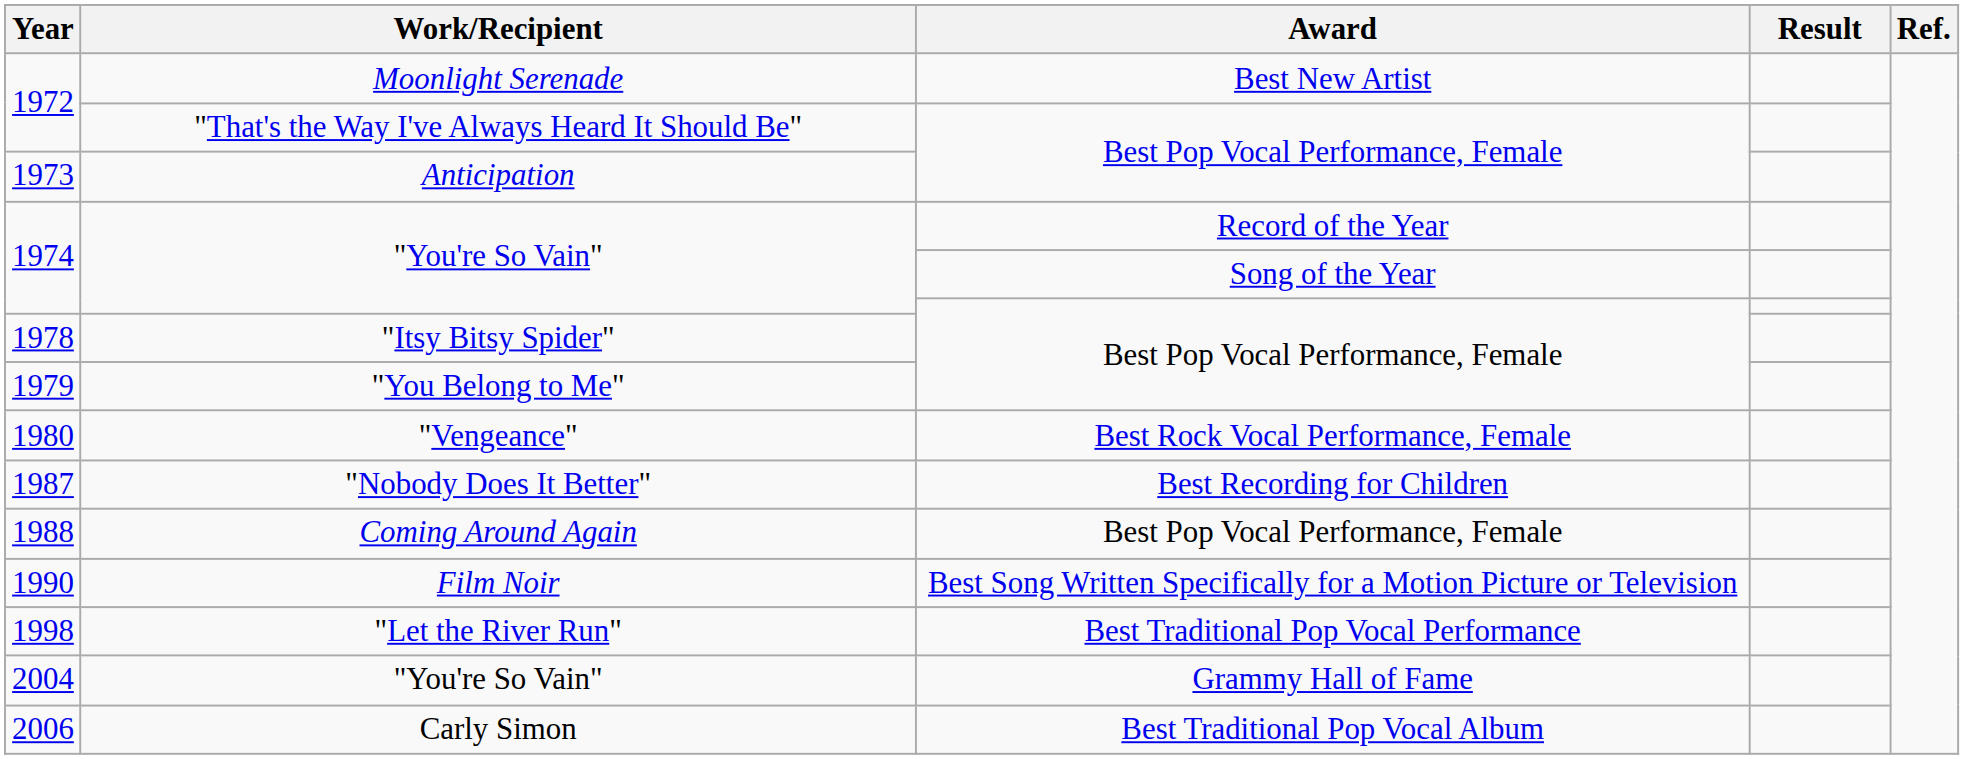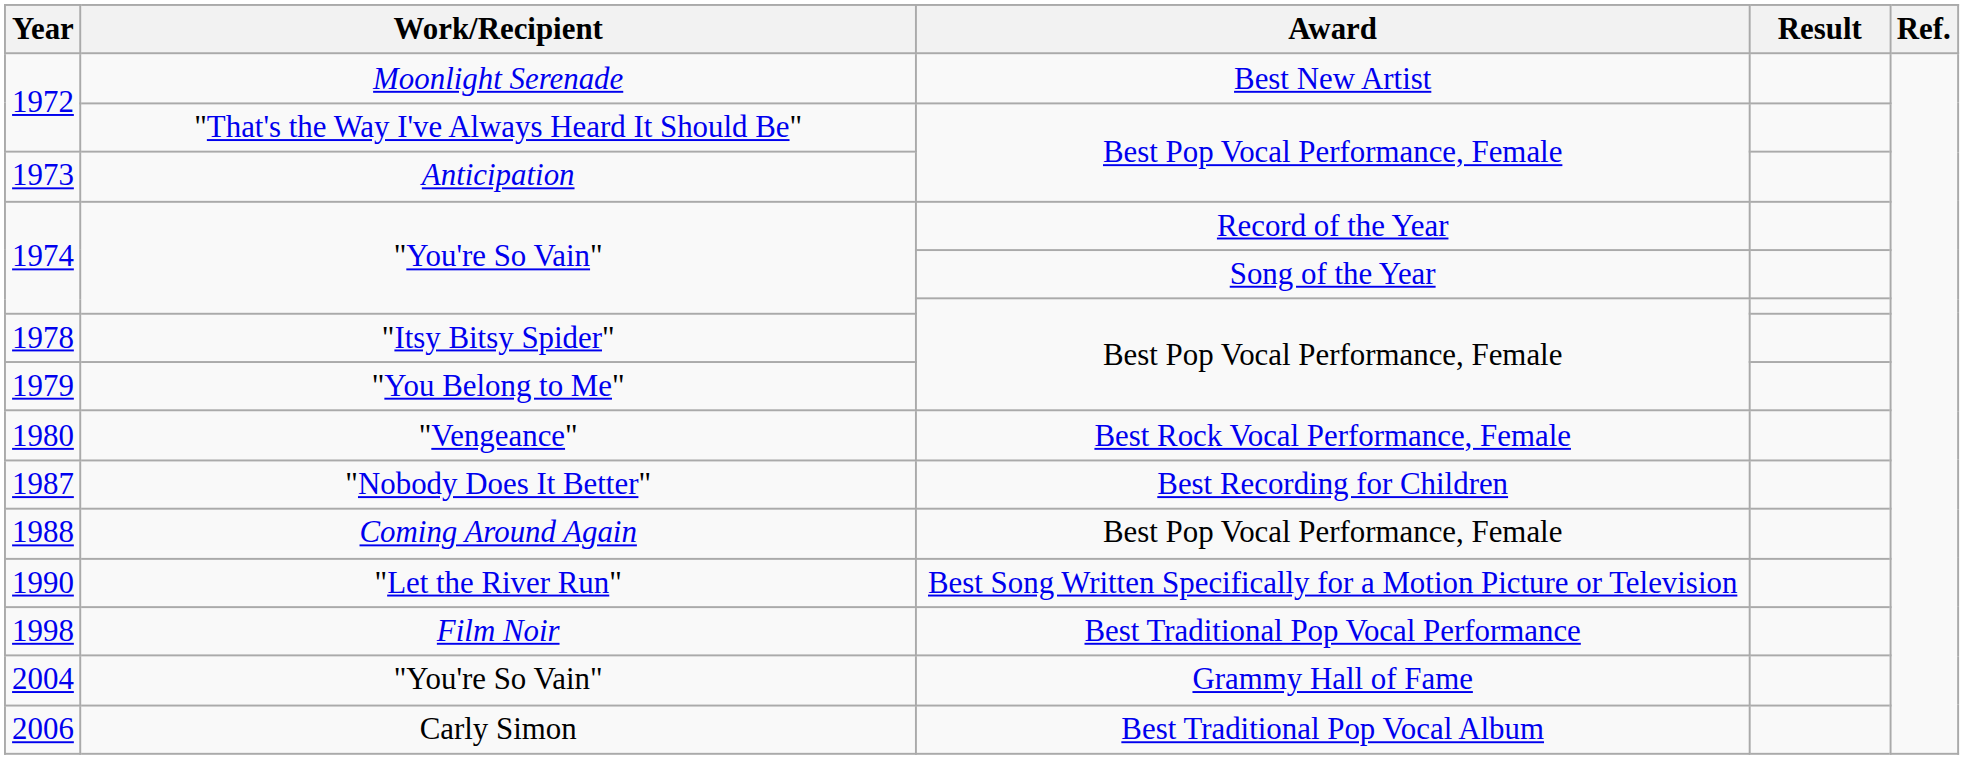(498, 581) Film Noir -> (498, 581) "Let the River Run"
(498, 630) "Let the River Run" -> (498, 630) Film Noir
